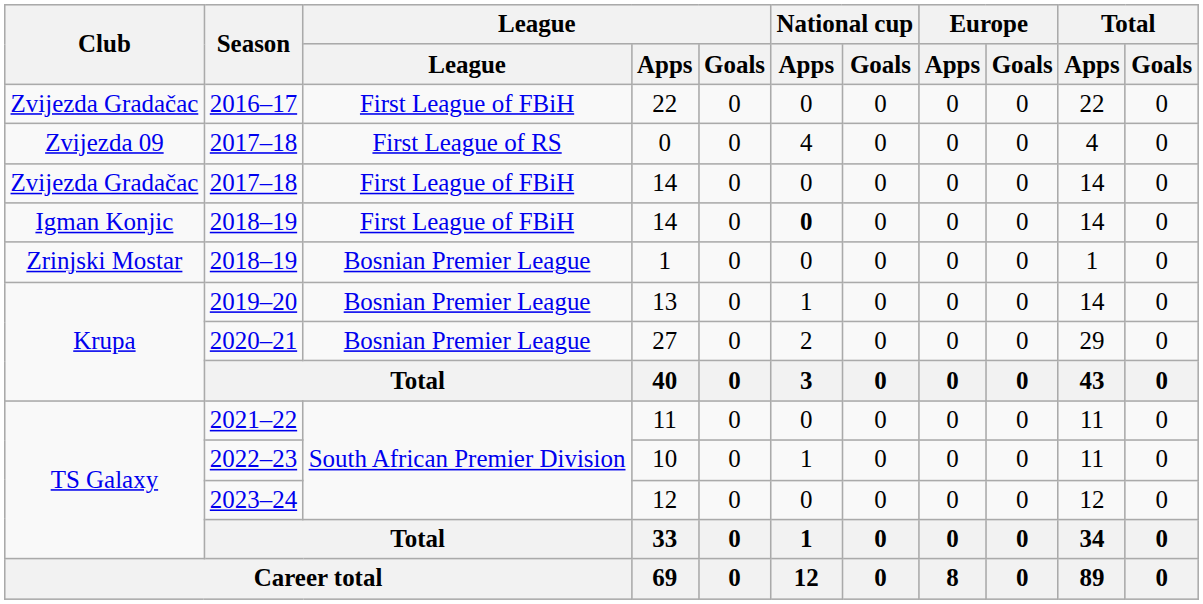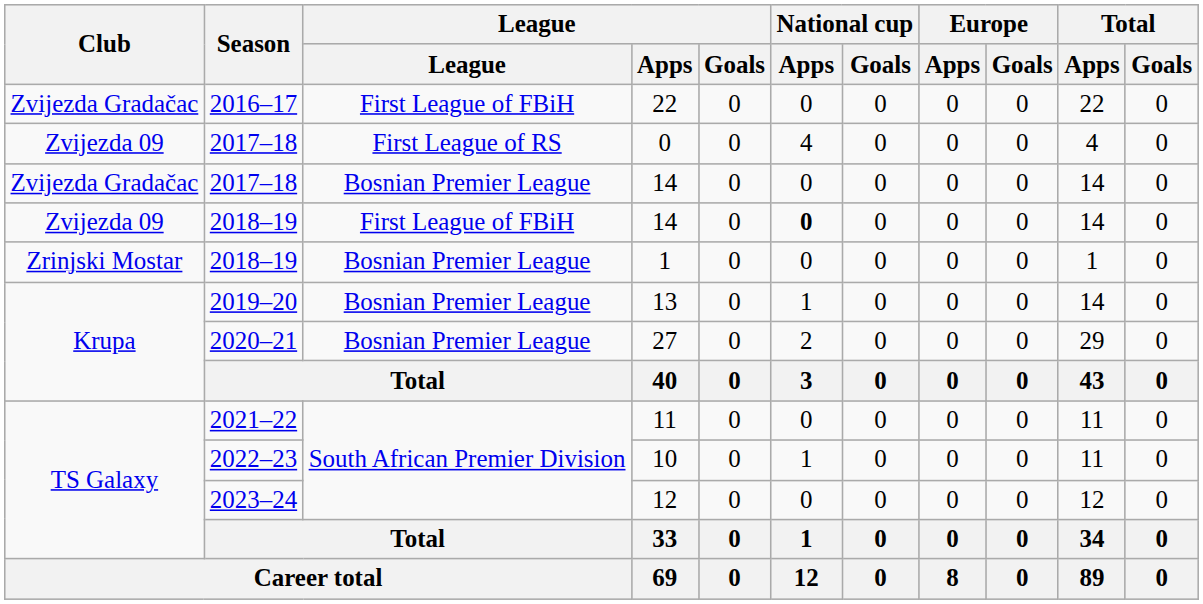(467, 182) First League of FBiH -> (467, 182) Bosnian Premier League
(104, 222) Igman Konjic -> (104, 222) Zvijezda 09
